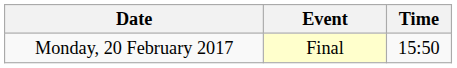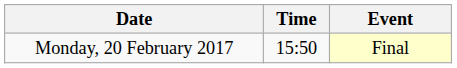columns swapped: (419, 18) <-> (325, 18)
